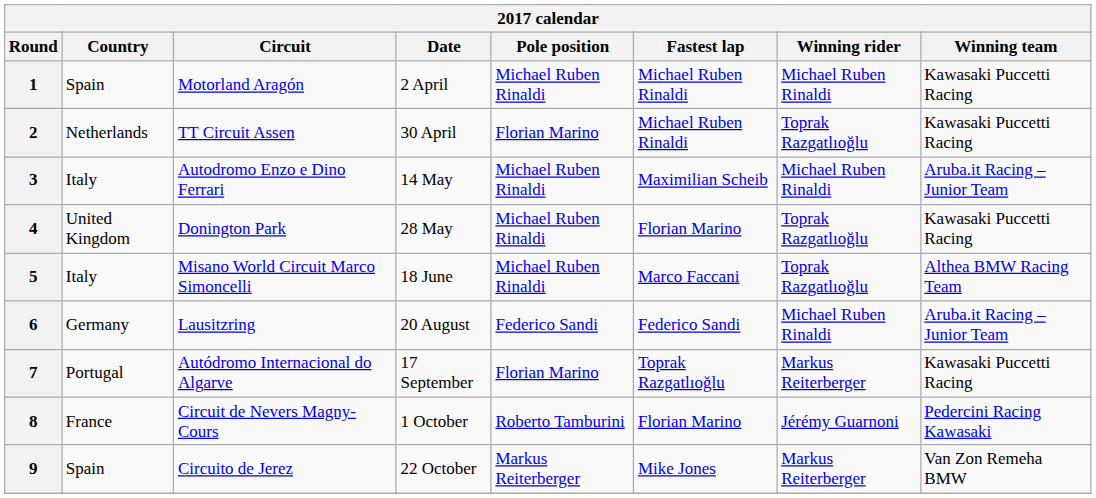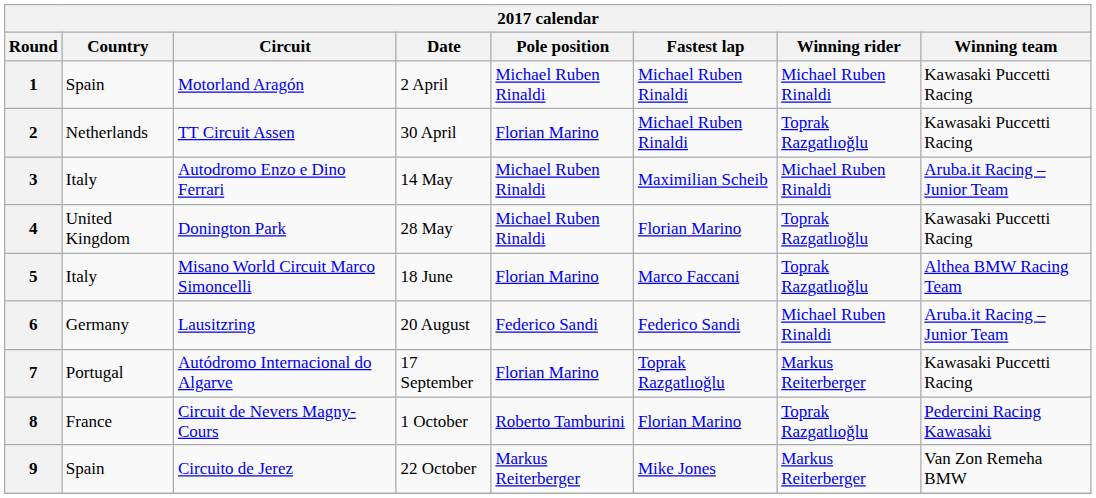(548, 276) Michael Ruben Rinaldi -> (547, 276) Florian Marino
(840, 420) Jérémy Guarnoni -> (825, 420) Toprak Razgatlıoğlu
